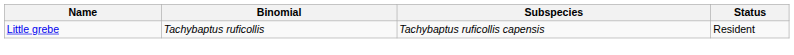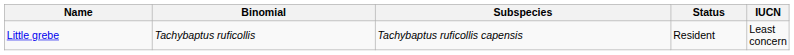+ column: (768, 12)
